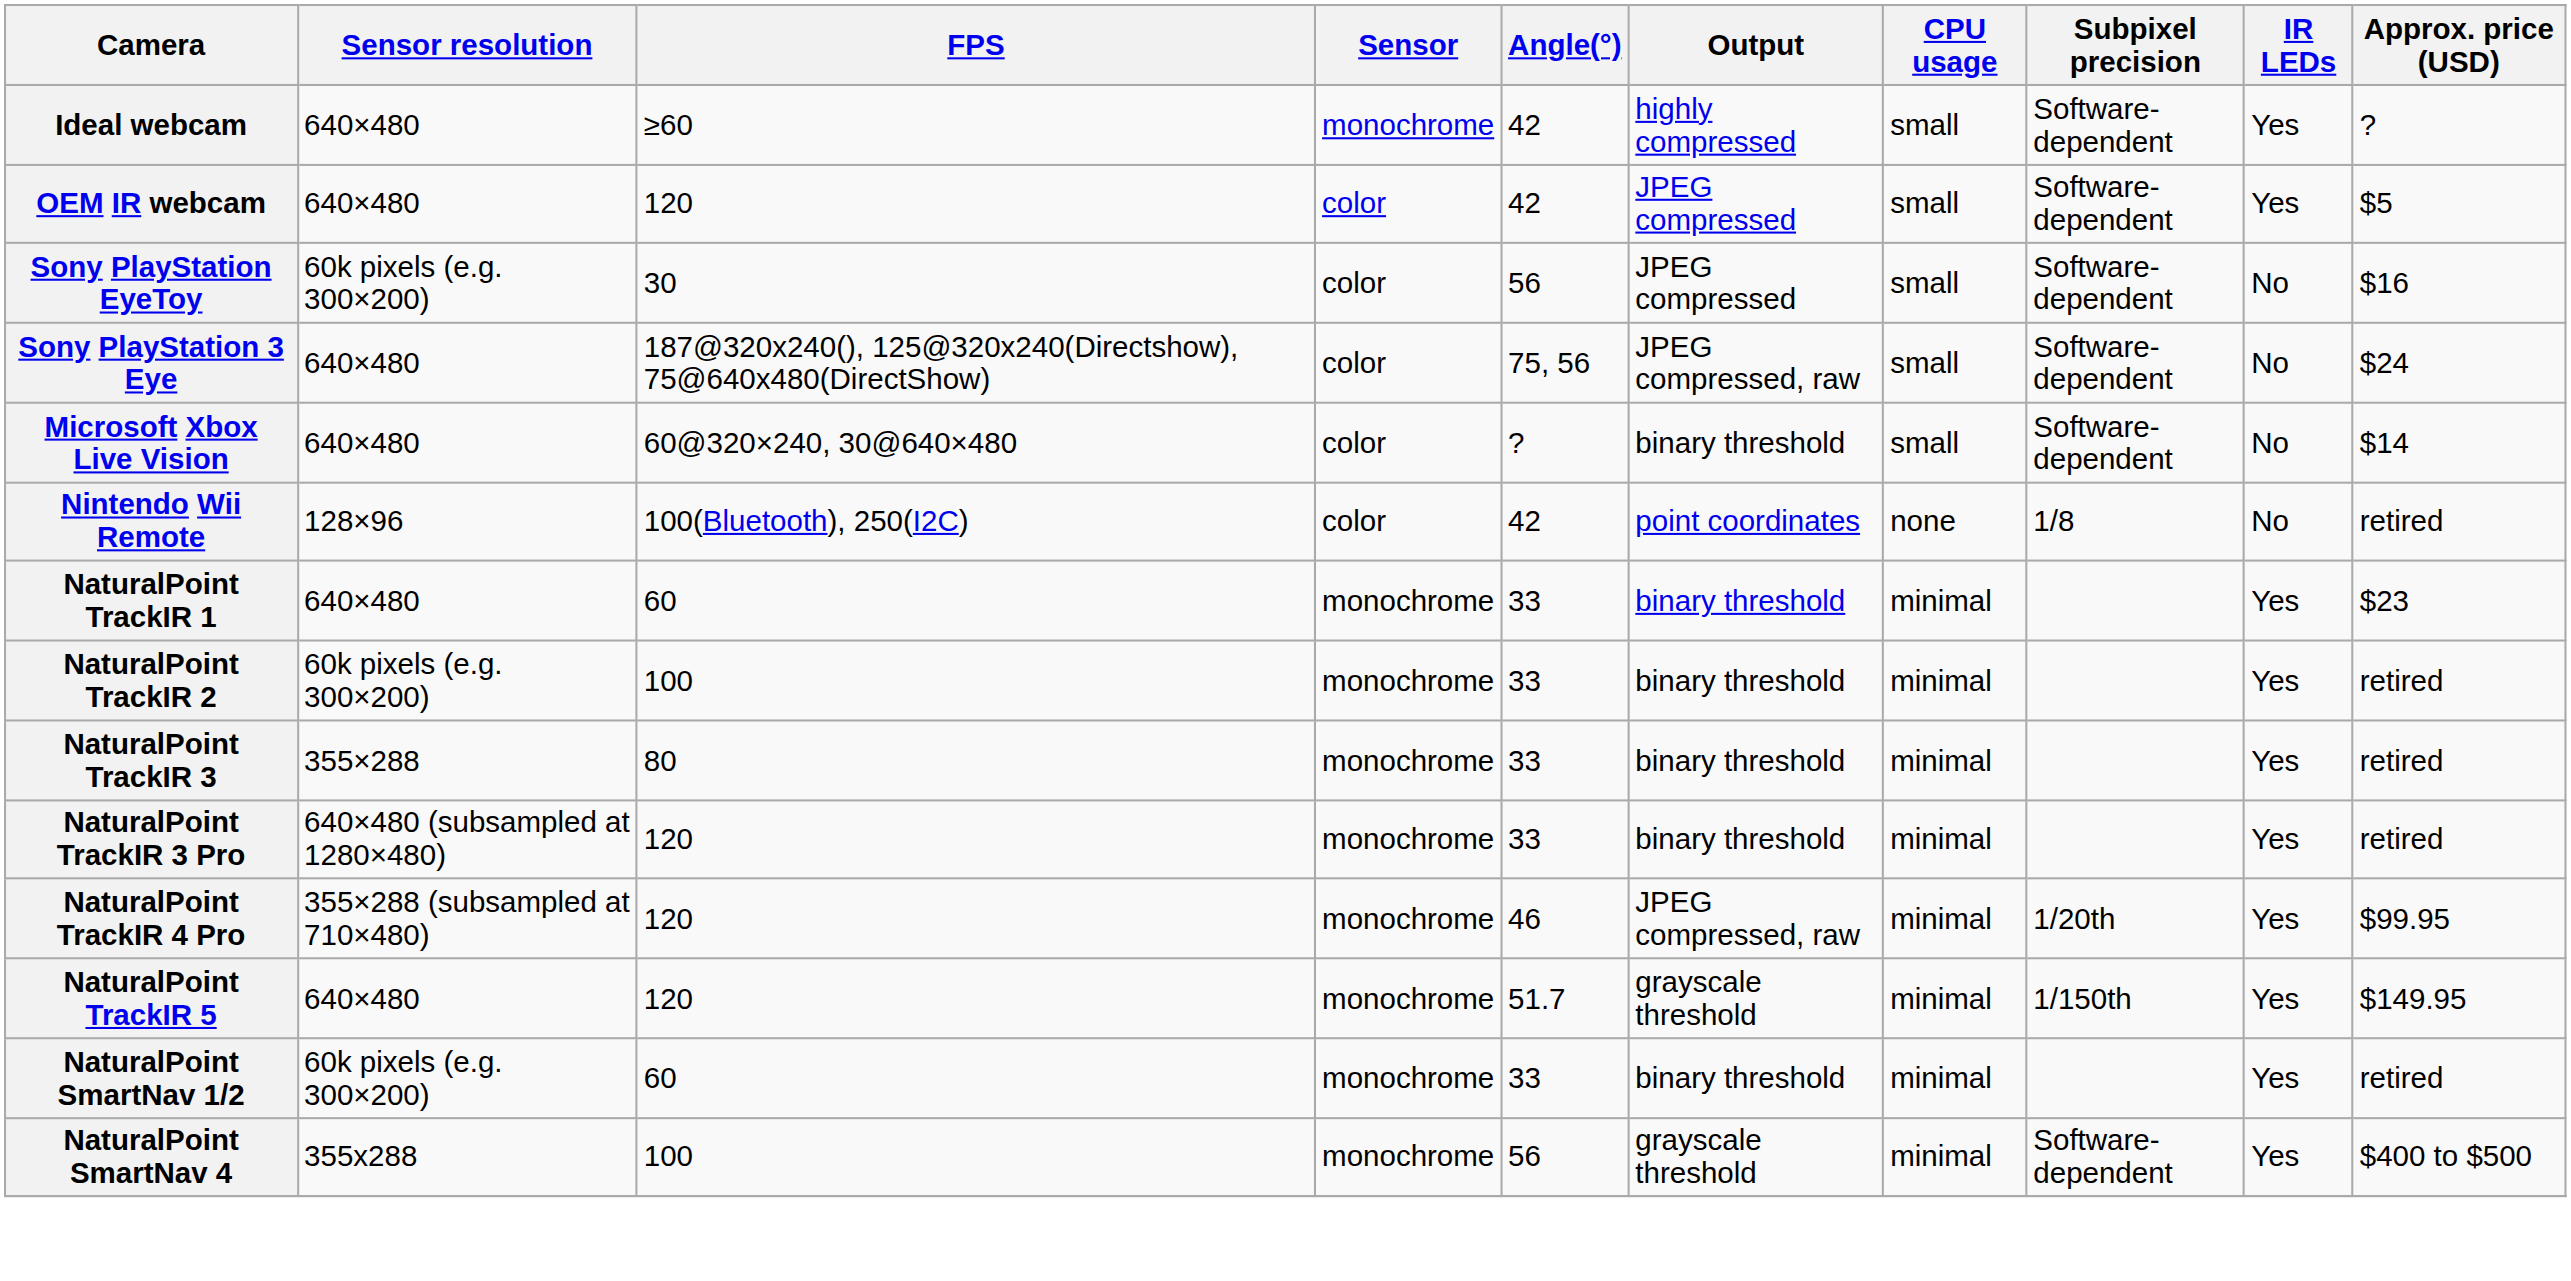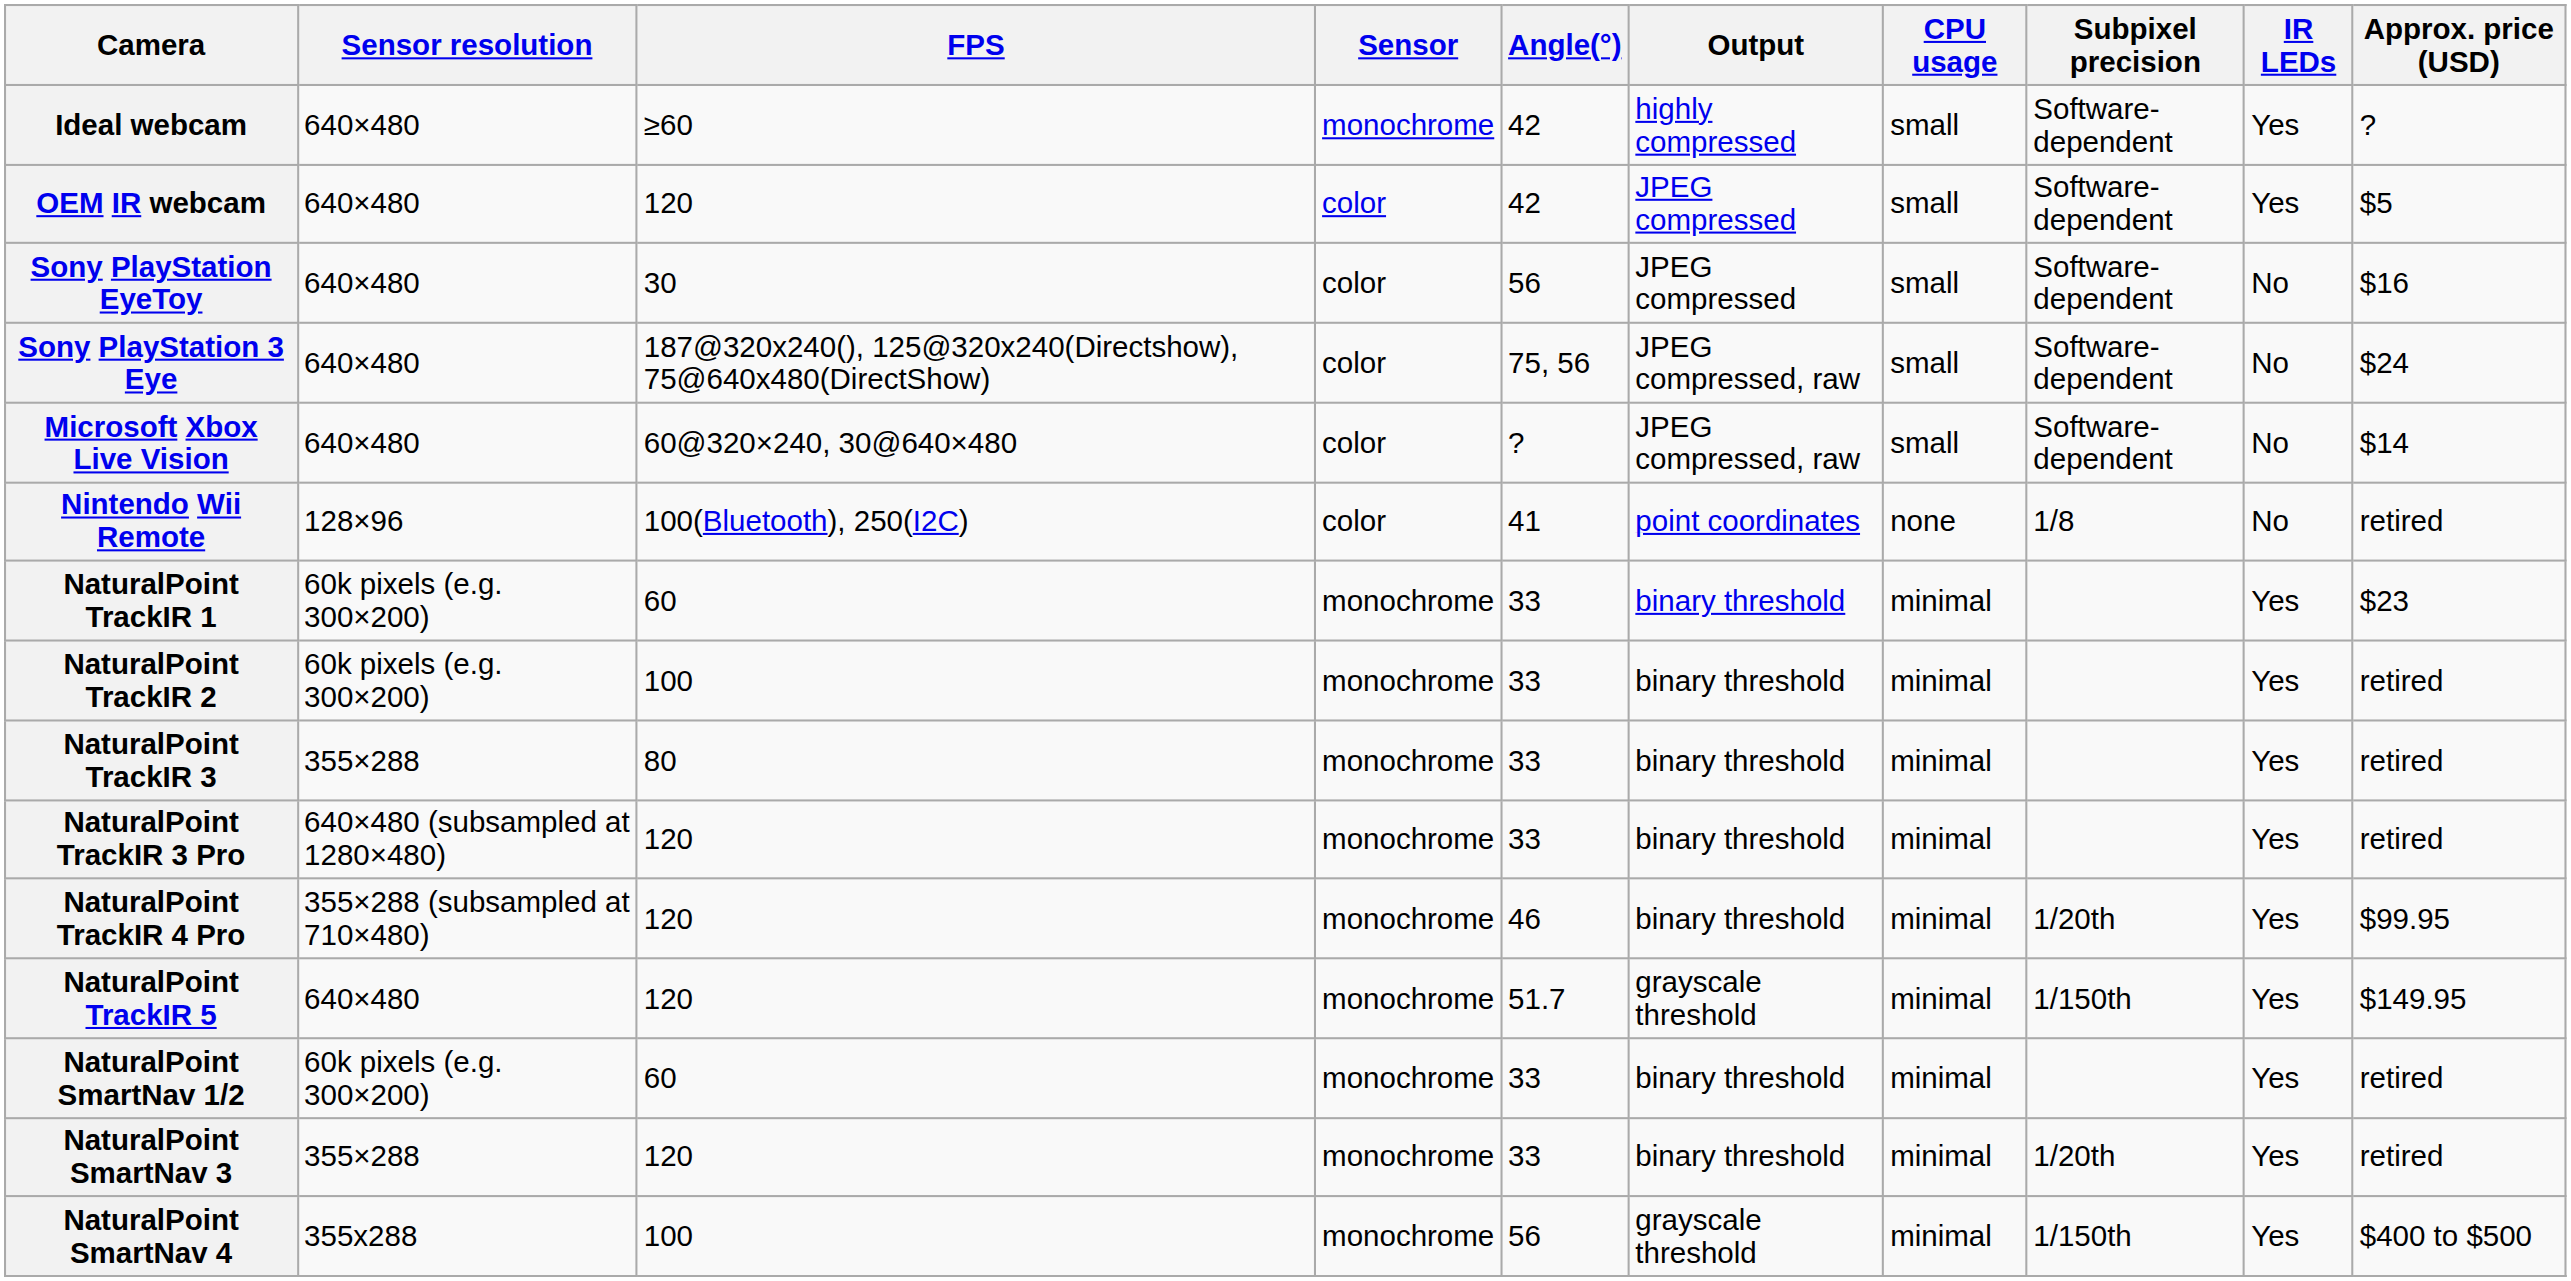(403, 283) 60k pixels (e.g. 300×200) -> (362, 283) 640×480
(1740, 442) binary threshold -> (1748, 442) JPEG compressed, raw
(1525, 522) 42 -> (1525, 522) 41
(362, 601) 640×480 -> (403, 601) 60k pixels (e.g. 300×200)
(1748, 919) JPEG compressed, raw -> (1740, 919) binary threshold
+ row: (151, 1157)
(2103, 1157) Software-dependent -> (2083, 1237) 1/150th
